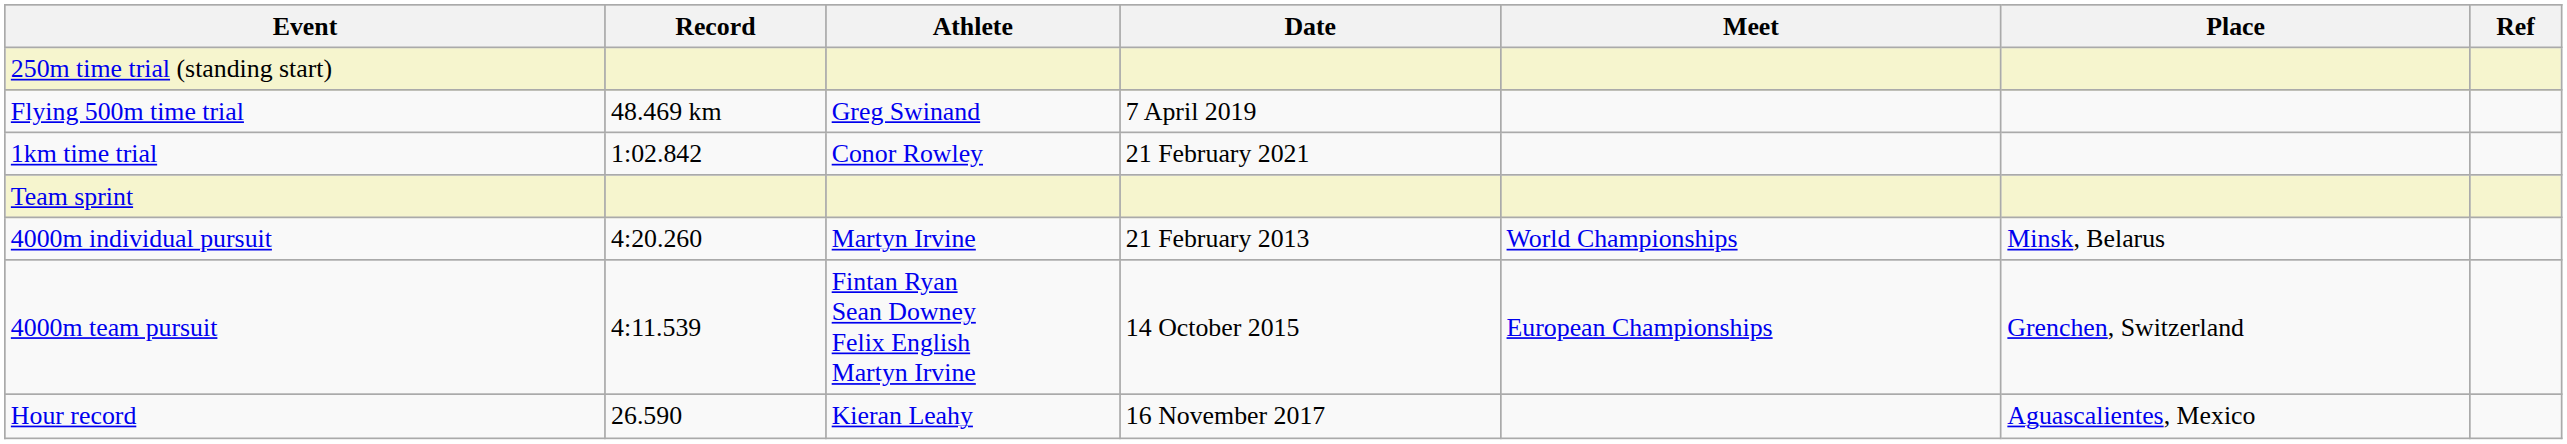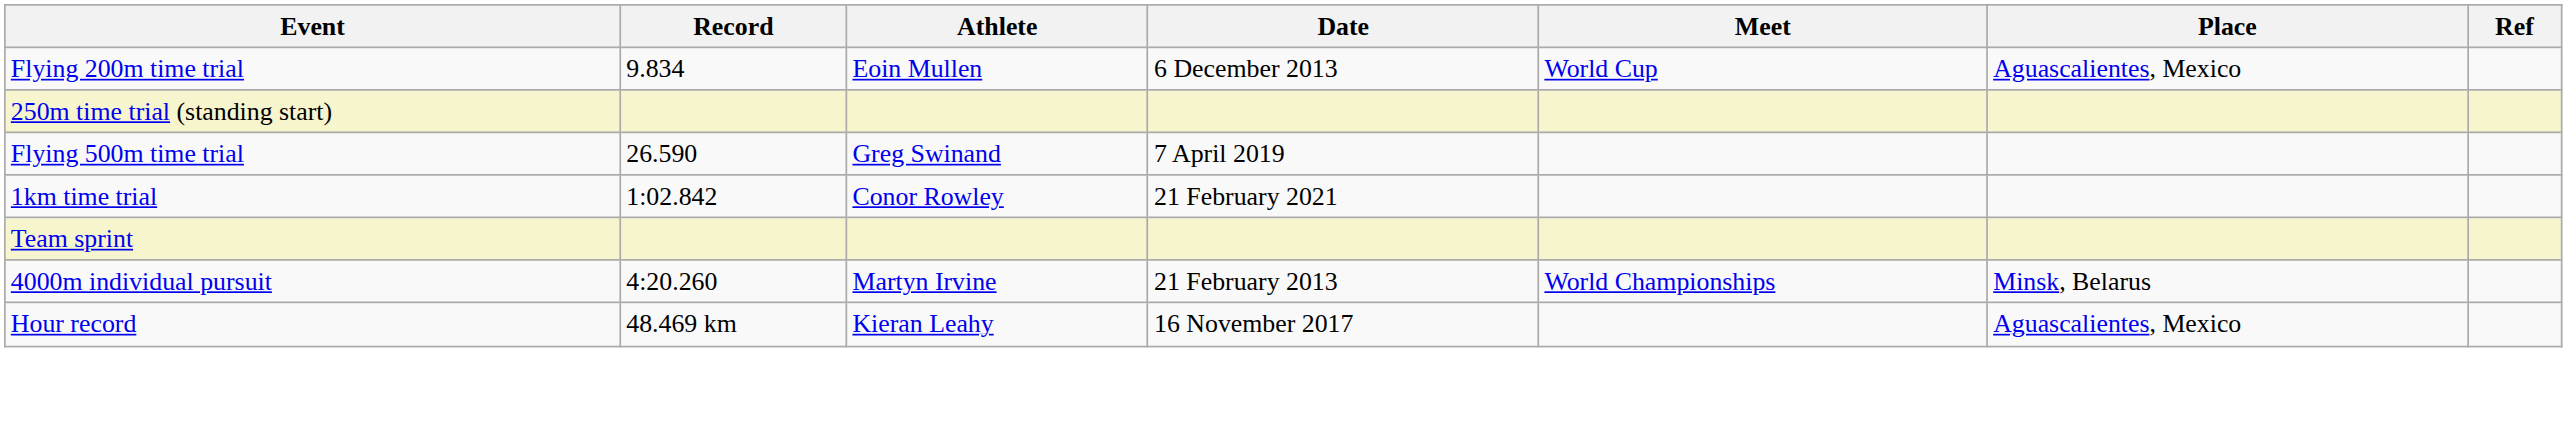+ row: (127, 68)
(666, 111) 48.469 km -> (662, 153) 26.590
- row: (114, 327)
(647, 416) 26.590 -> (682, 324) 48.469 km
